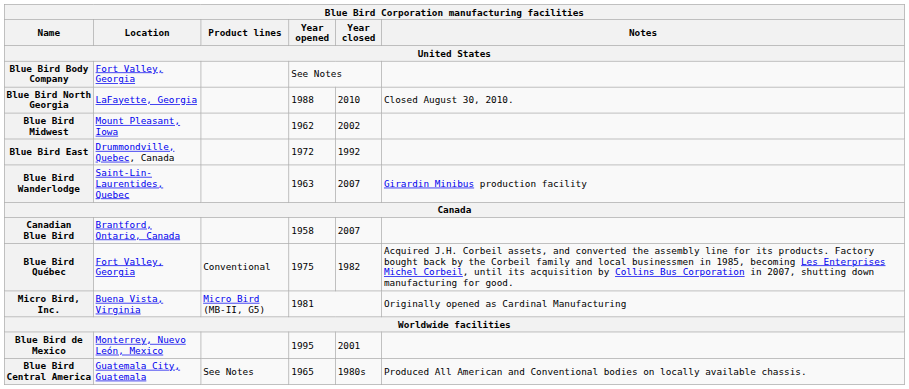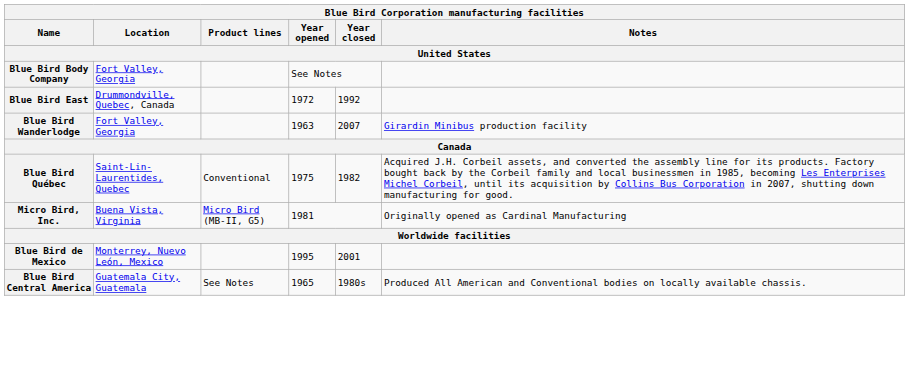- row: (49, 100)
- row: (49, 126)
(129, 184) Saint-Lin-Laurentides, Quebec -> (129, 126) Fort Valley, Georgia
- row: (49, 230)
(129, 267) Fort Valley, Georgia -> (129, 178) Saint-Lin-Laurentides, Quebec
